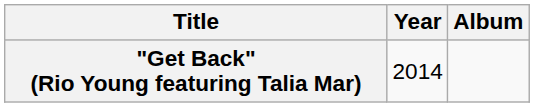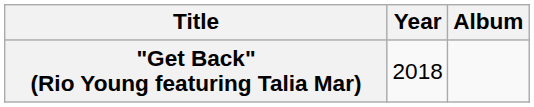(418, 70) 2014 -> (418, 70) 2018
